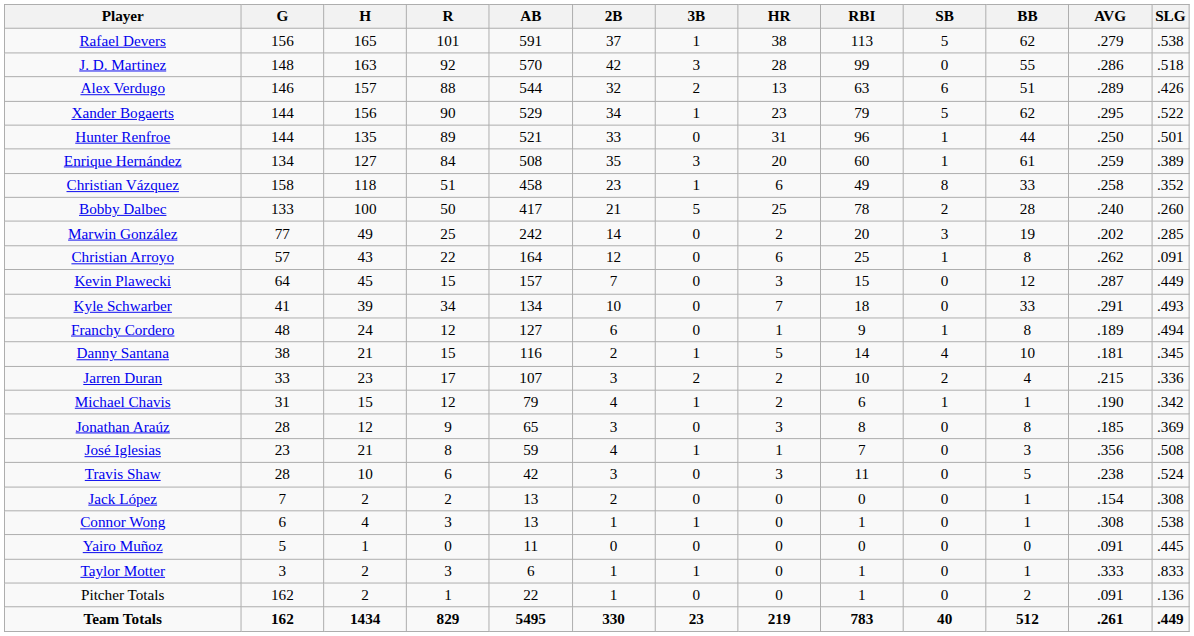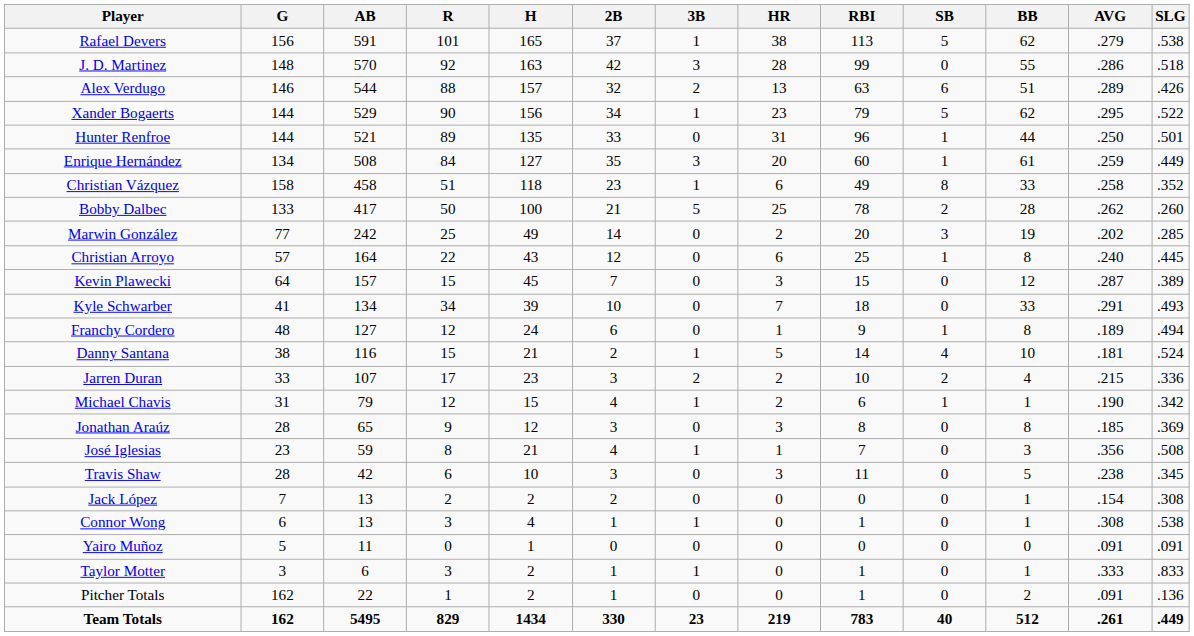columns swapped: (531, 16) <-> (365, 16)
(1170, 161) .389 -> (1170, 161) .449
(1110, 209) .240 -> (1110, 209) .262
(1110, 257) .262 -> (1110, 257) .240
(1170, 257) .091 -> (1170, 257) .445
(1170, 281) .449 -> (1170, 281) .389
(1170, 354) .345 -> (1170, 354) .524
(1170, 474) .524 -> (1170, 474) .345
(1170, 546) .445 -> (1170, 546) .091
